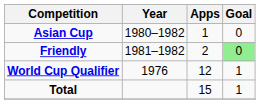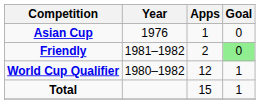(155, 33) 1980–1982 -> (155, 33) 1976
(155, 71) 1976 -> (155, 71) 1980–1982
